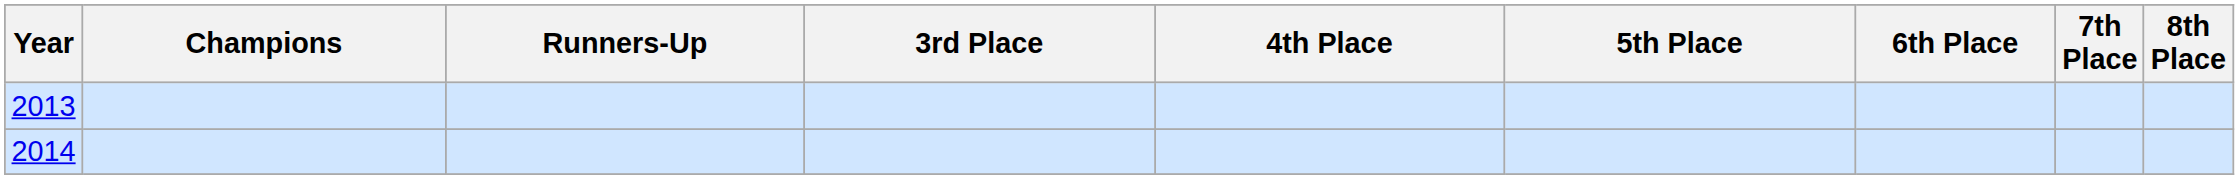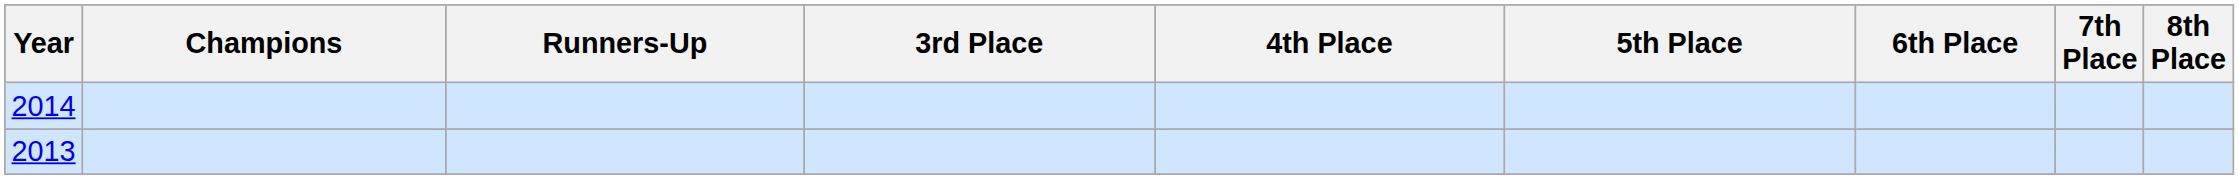rows swapped: (44, 105) <-> (44, 151)
